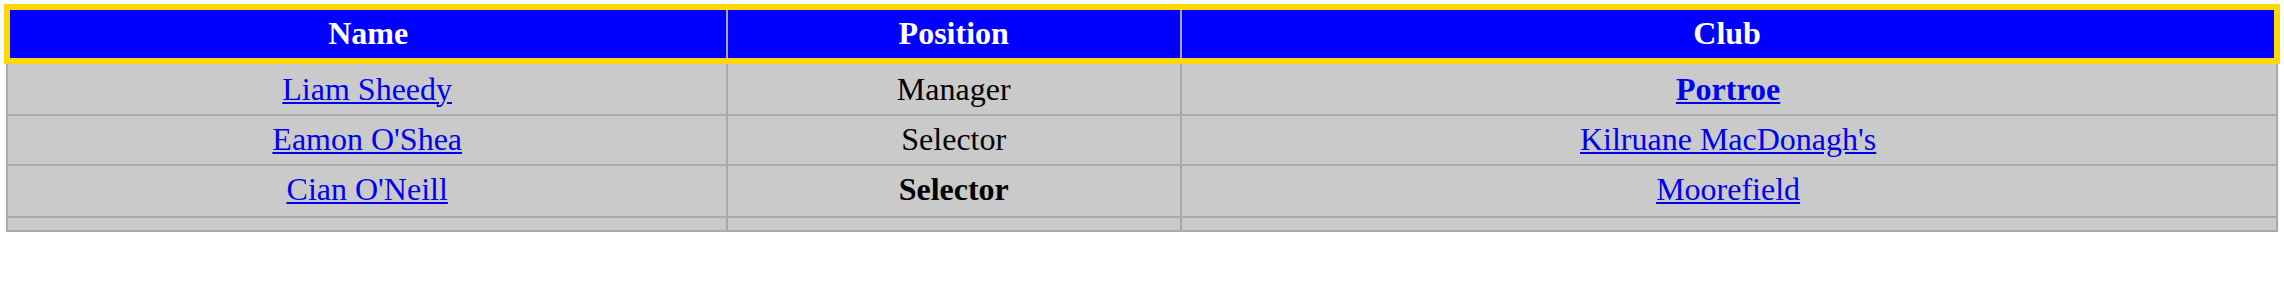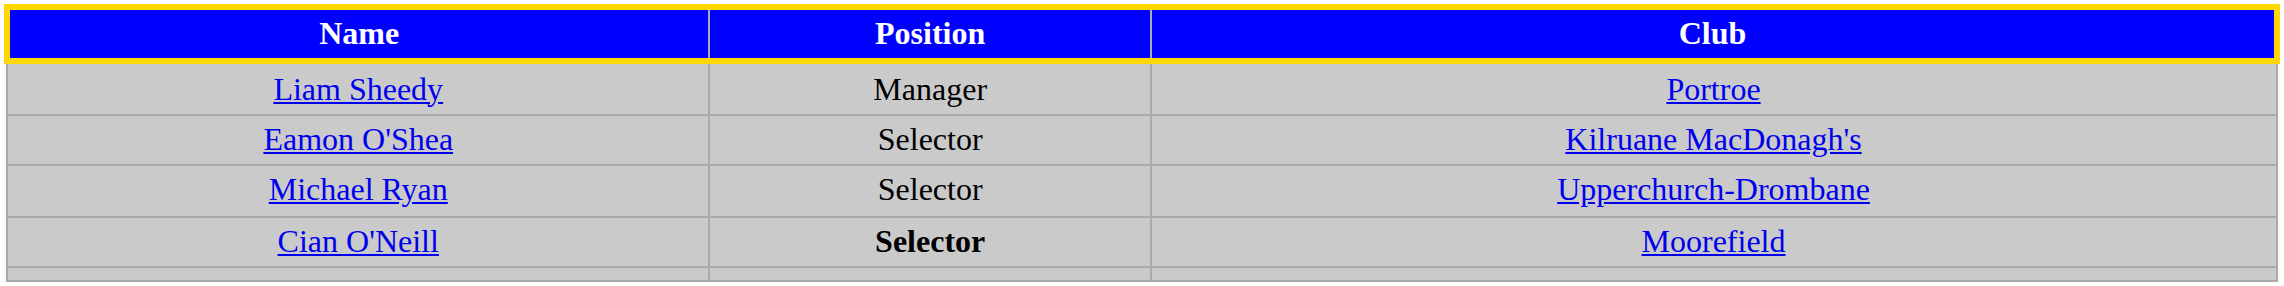(1728, 88) bold -> (1714, 88) normal
+ row: (358, 190)
